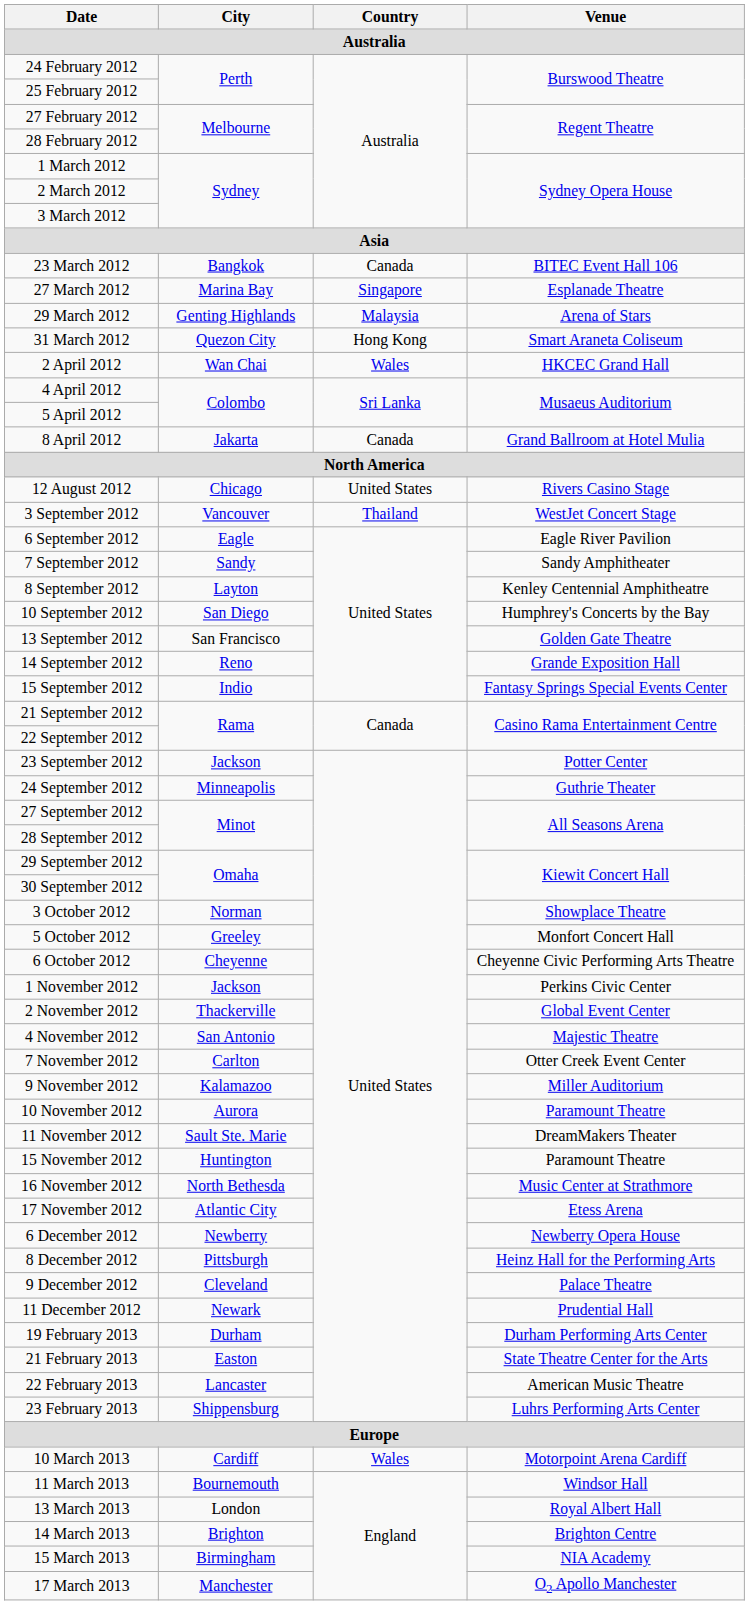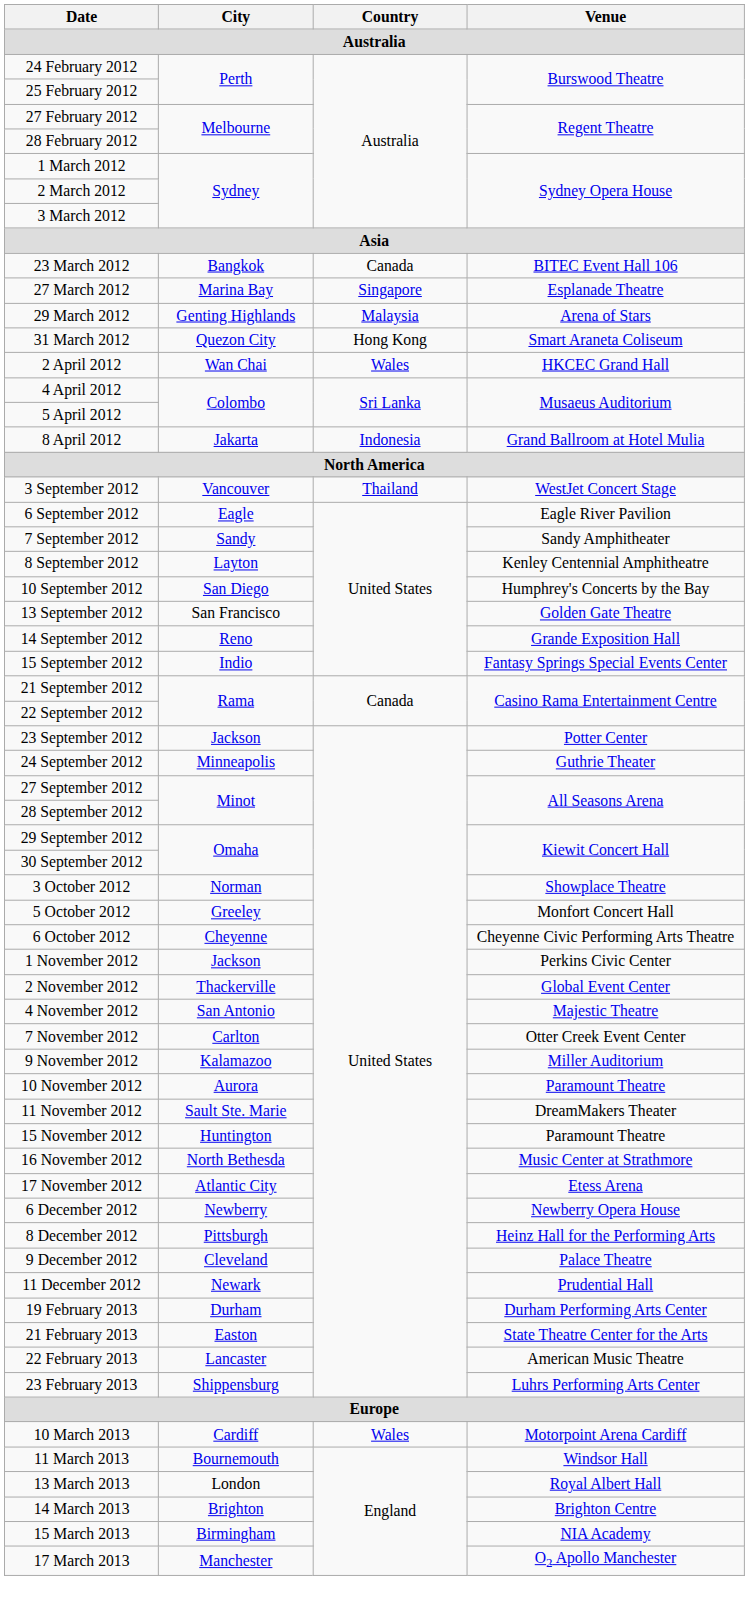(390, 439) Canada -> (390, 439) Indonesia
- row: (82, 489)
